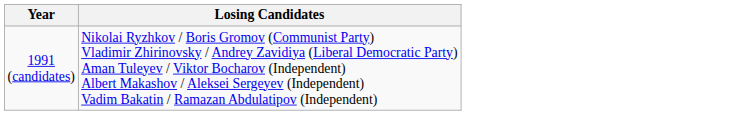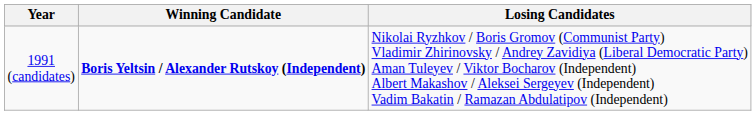+ column: (223, 15)
